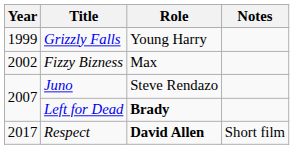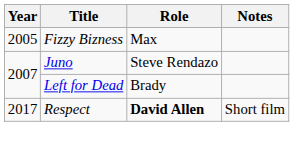- row: (82, 39)
(23, 62) 2002 -> (23, 39) 2005
(150, 109) bold -> (148, 86) normal
